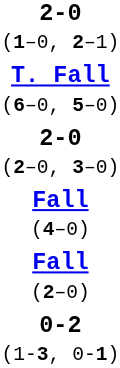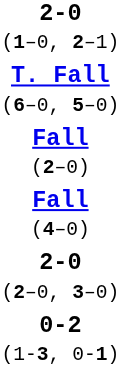rows swapped: (60, 152) <-> (60, 276)
